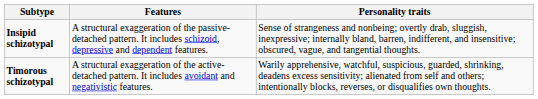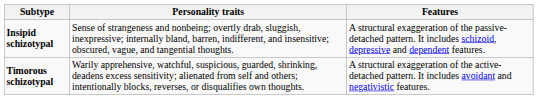columns swapped: (163, 12) <-> (395, 12)
